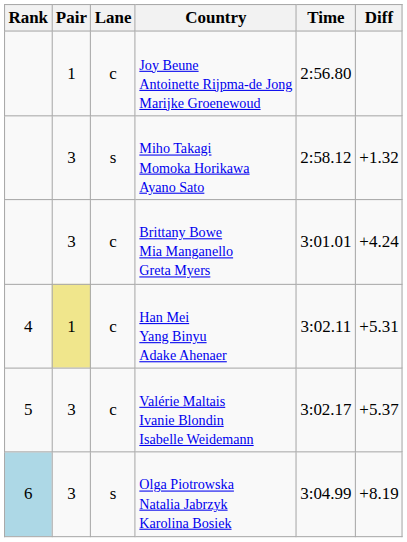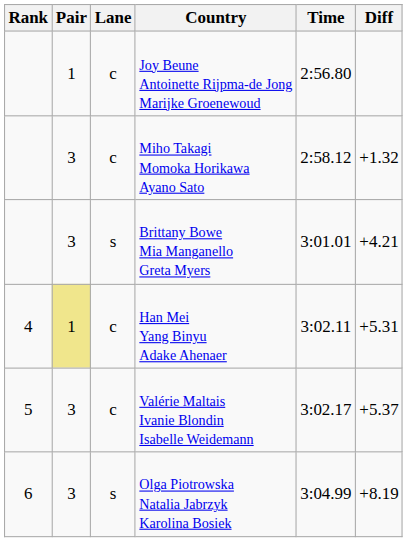(113, 157) s -> (113, 157) c
(113, 241) c -> (113, 241) s
(379, 241) +4.24 -> (379, 241) +4.21
(28, 494) lightblue background -> (28, 494) no background
